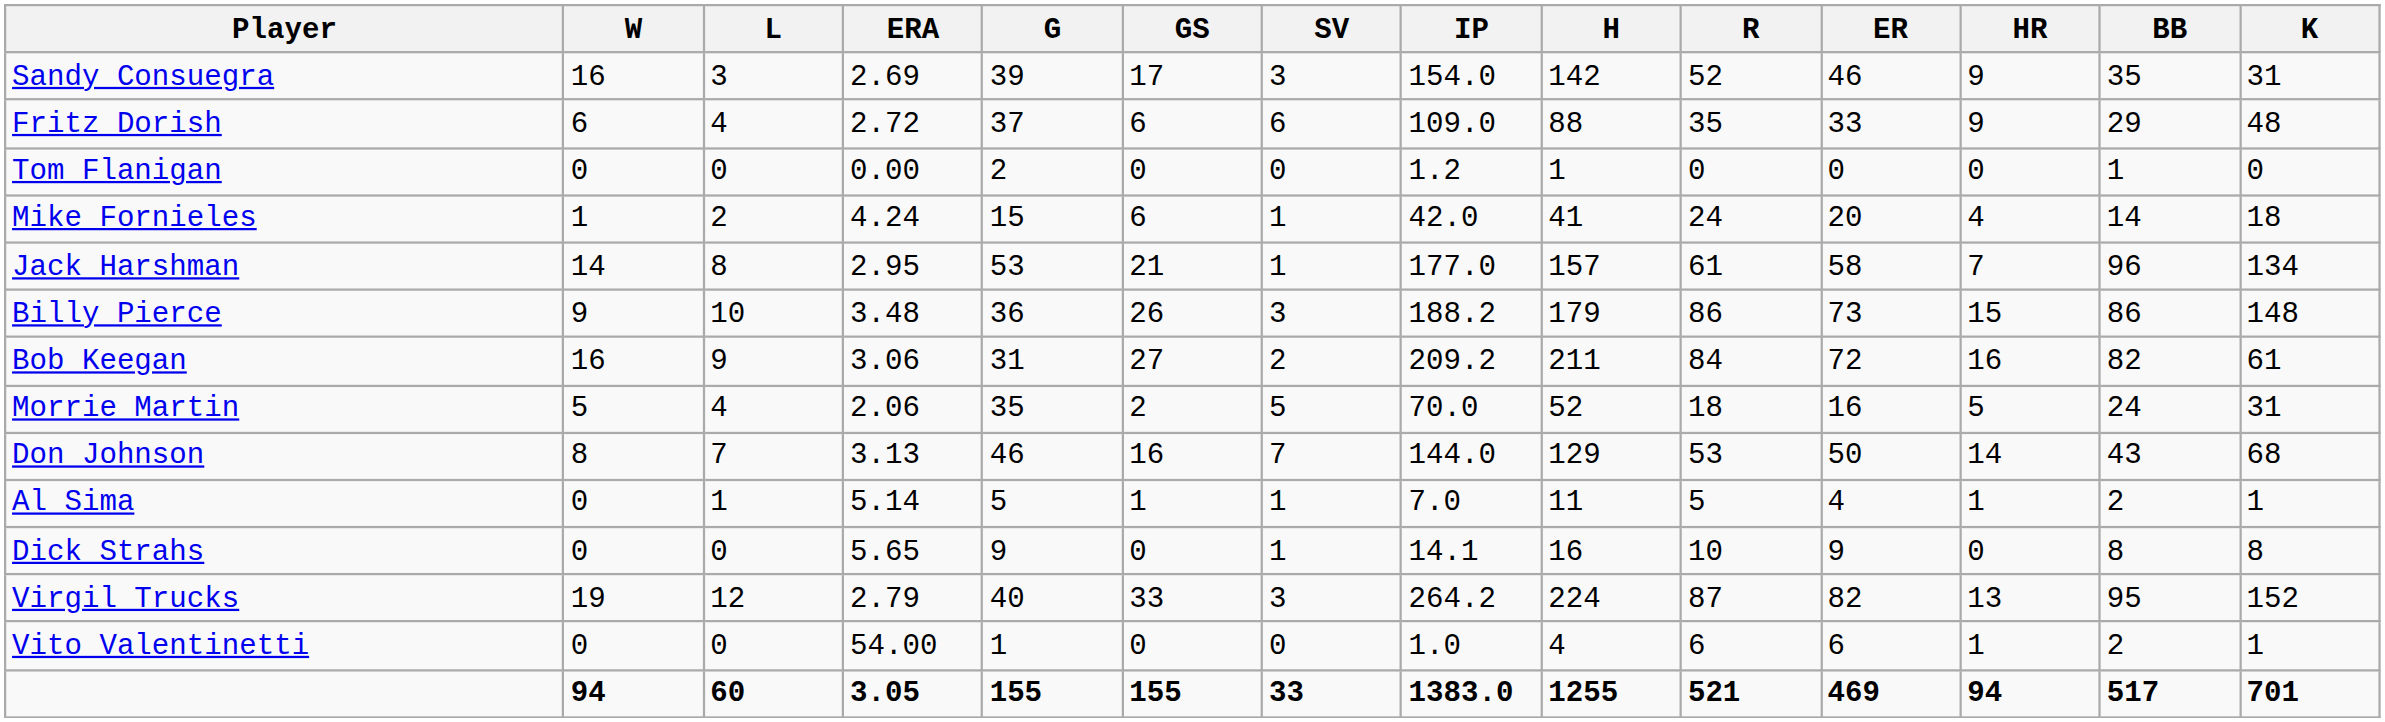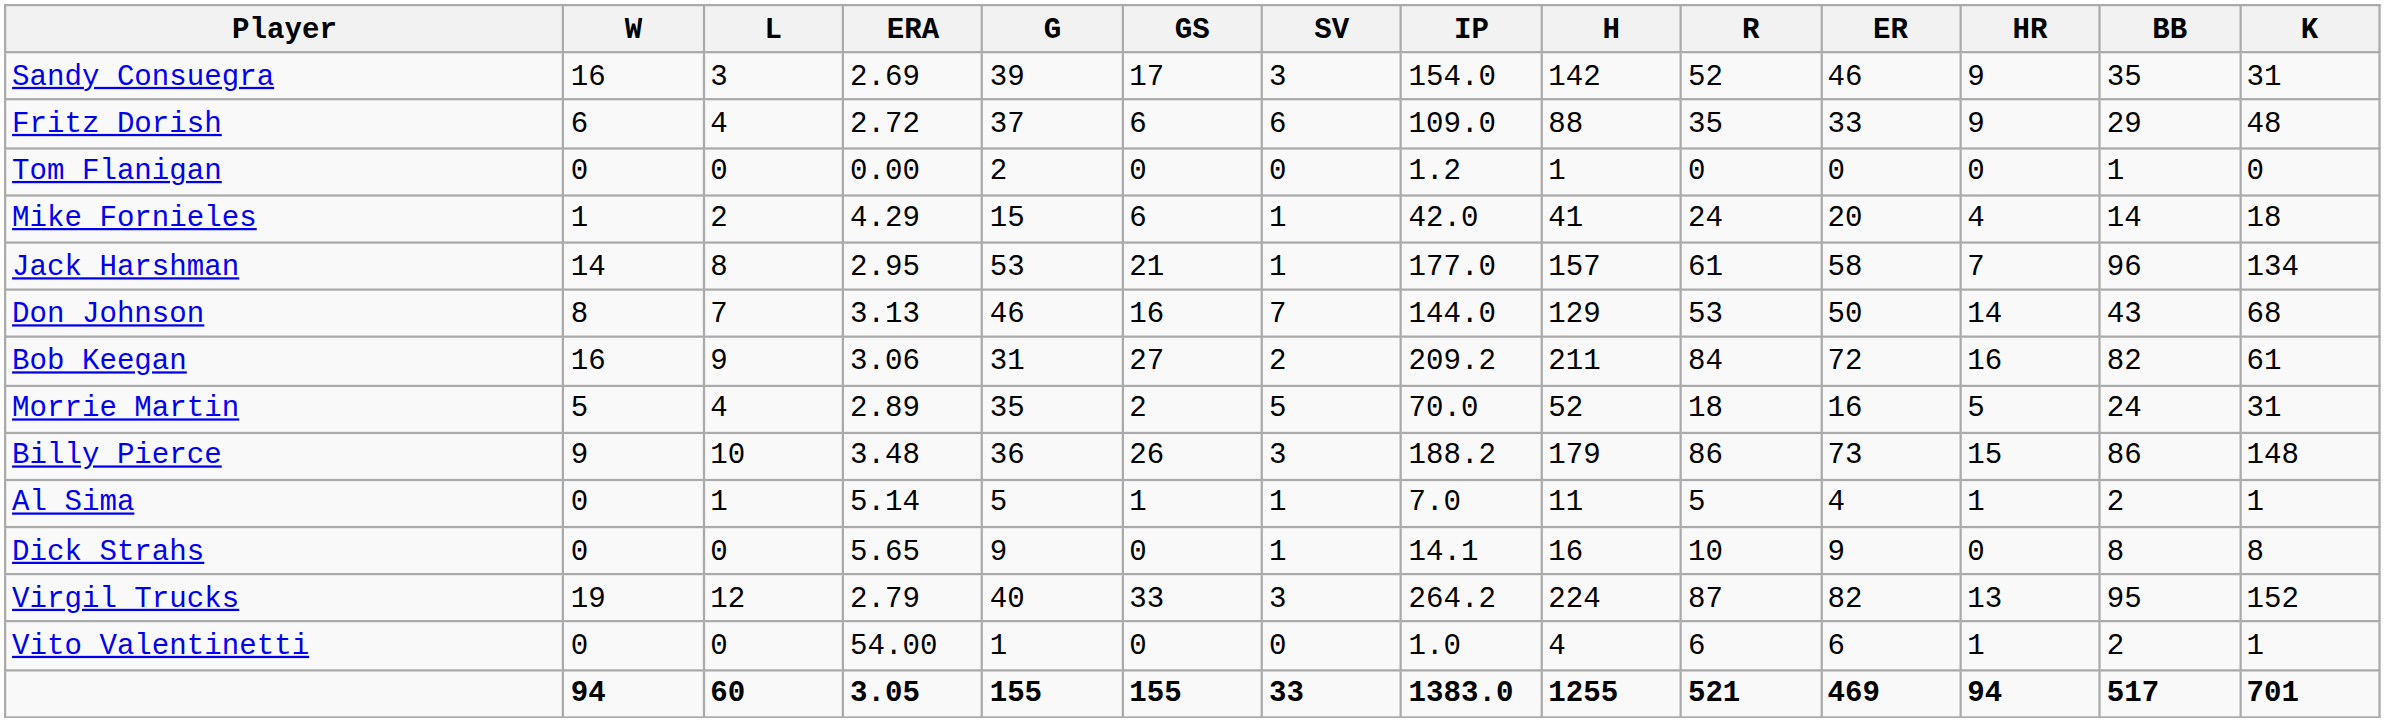(885, 219) 4.24 -> (885, 219) 4.29
rows swapped: (108, 456) <-> (117, 314)
(885, 409) 2.06 -> (885, 409) 2.89
